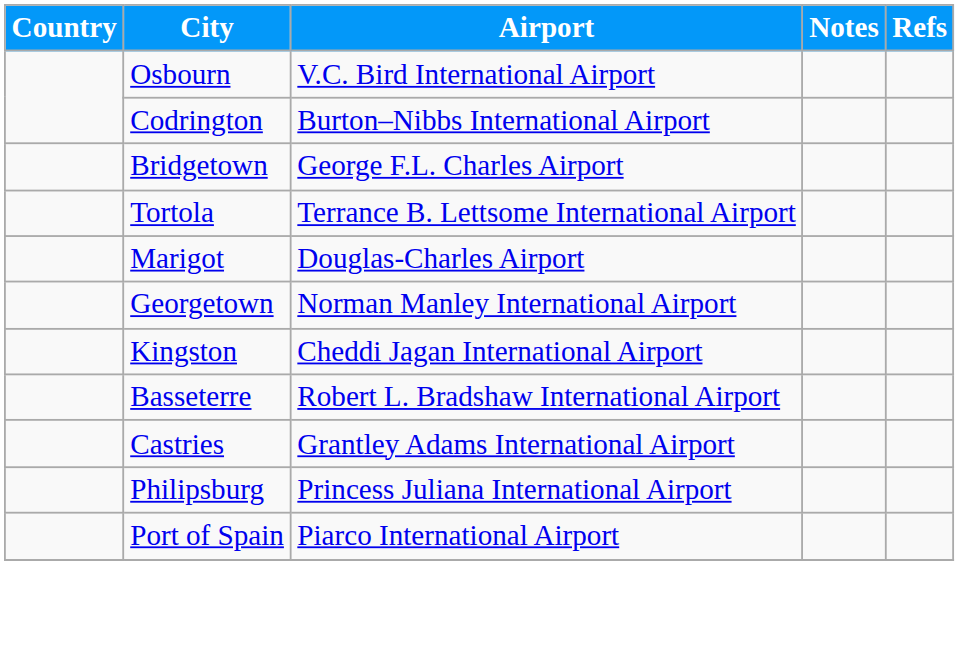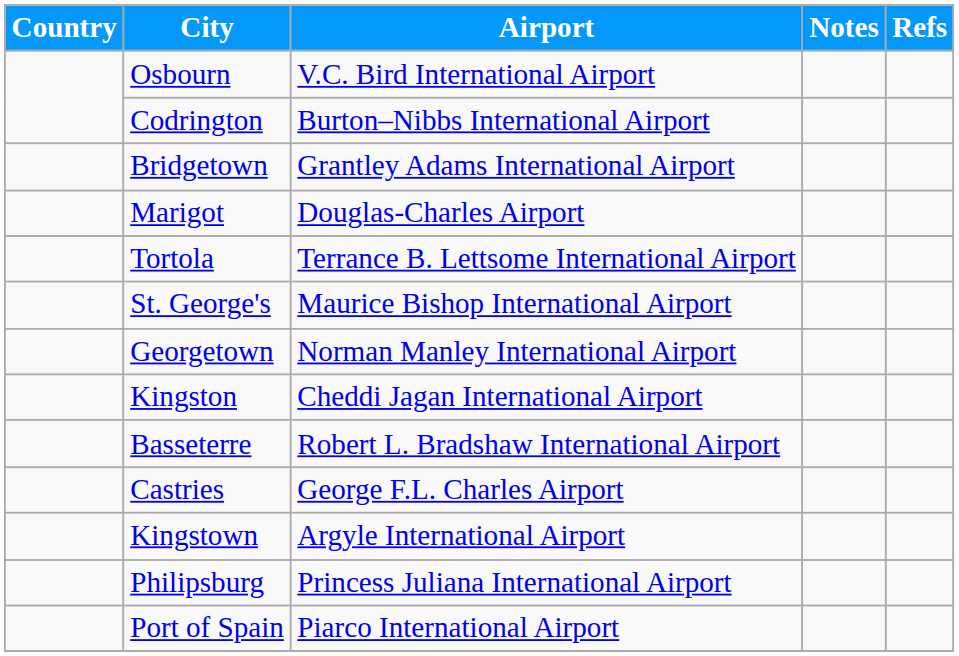(460, 166) George F.L. Charles Airport -> (516, 166) Grantley Adams International Airport
rows swapped: (172, 212) <-> (177, 258)
+ row: (201, 304)
(516, 443) Grantley Adams International Airport -> (460, 489) George F.L. Charles Airport
+ row: (194, 535)
